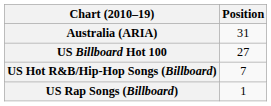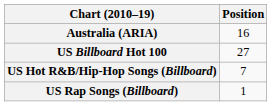(243, 33) 31 -> (243, 33) 16
